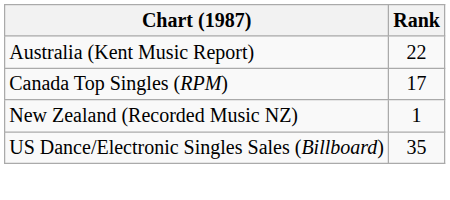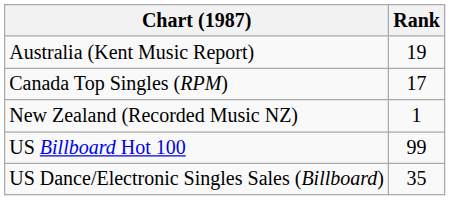(417, 52) 22 -> (417, 52) 19
+ row: (97, 147)
